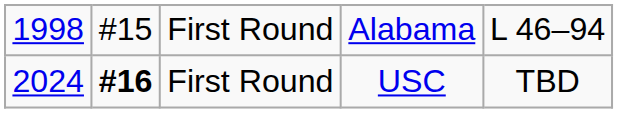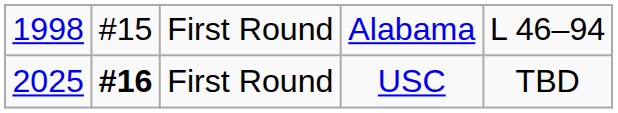(48, 81) 2024 -> (48, 81) 2025
